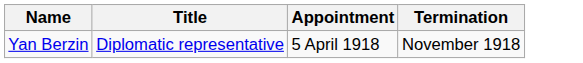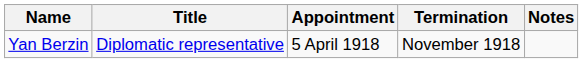+ column: (551, 17)
